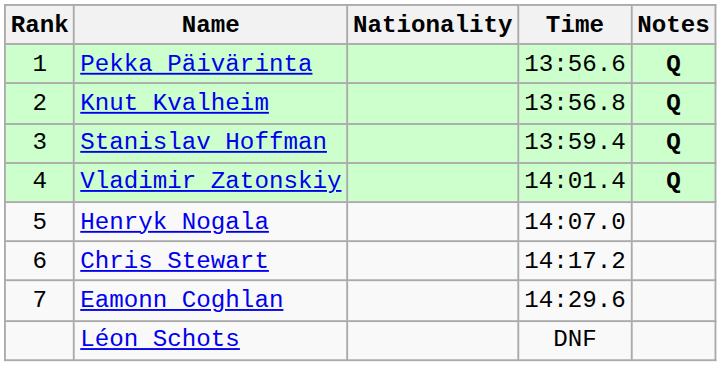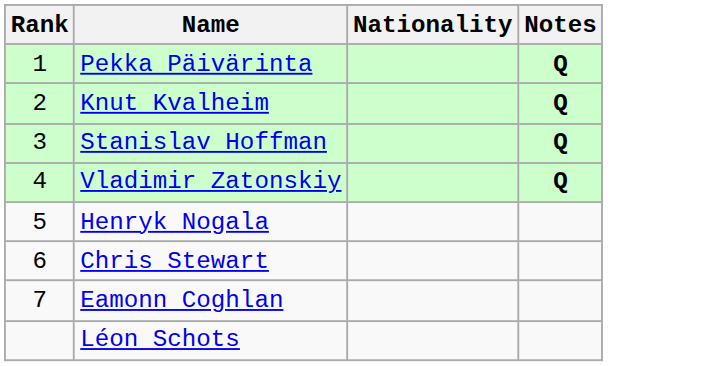- column: (575, 25)
